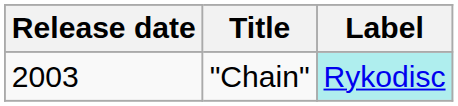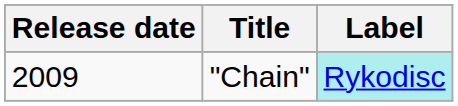(45, 76) 2003 -> (45, 76) 2009
